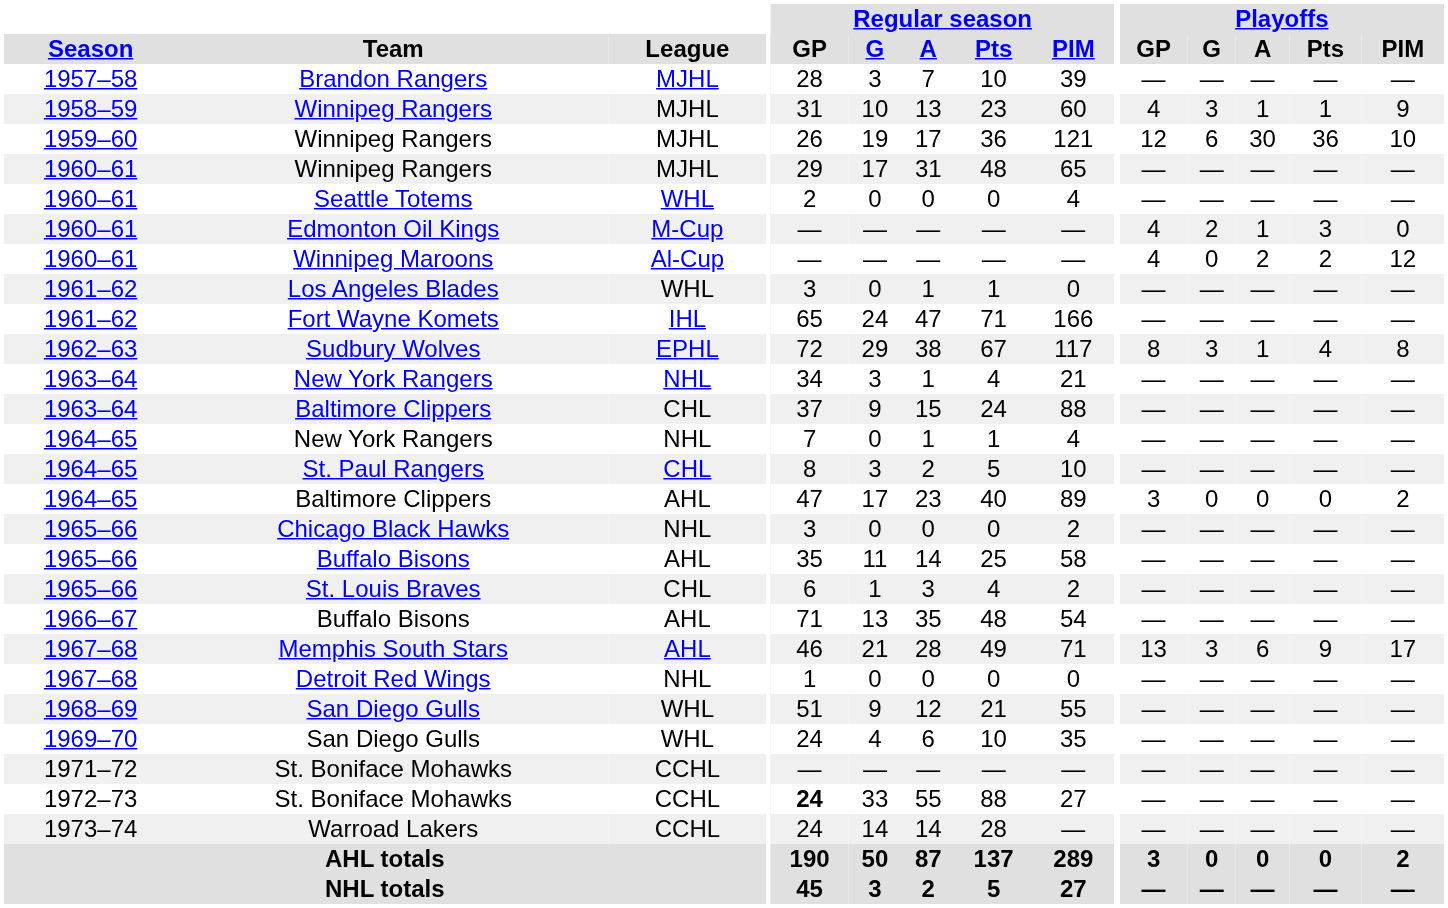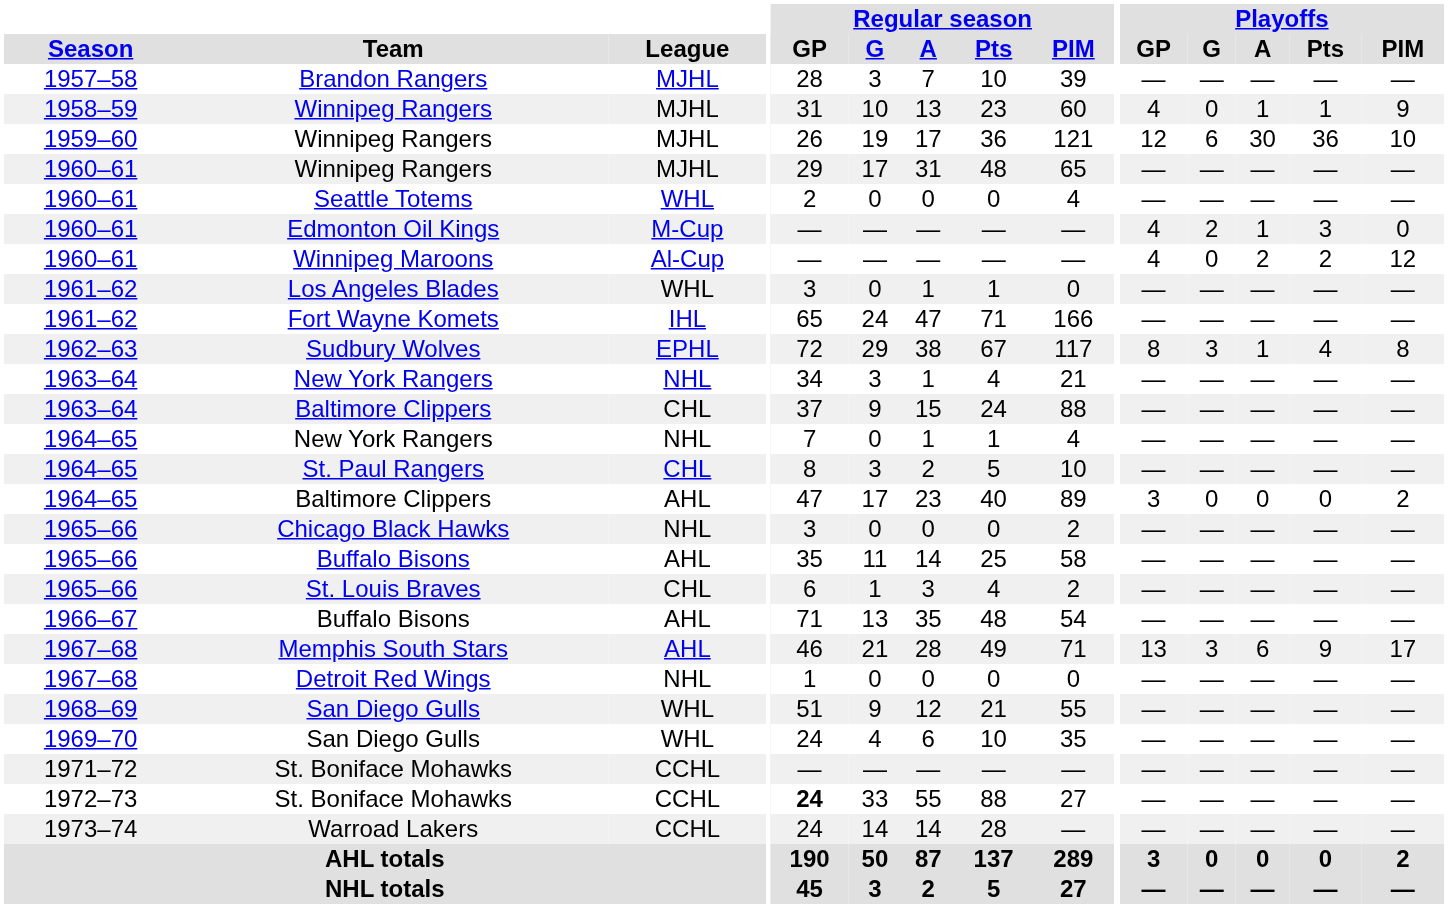(1212, 108) 3 -> (1212, 108) 0
